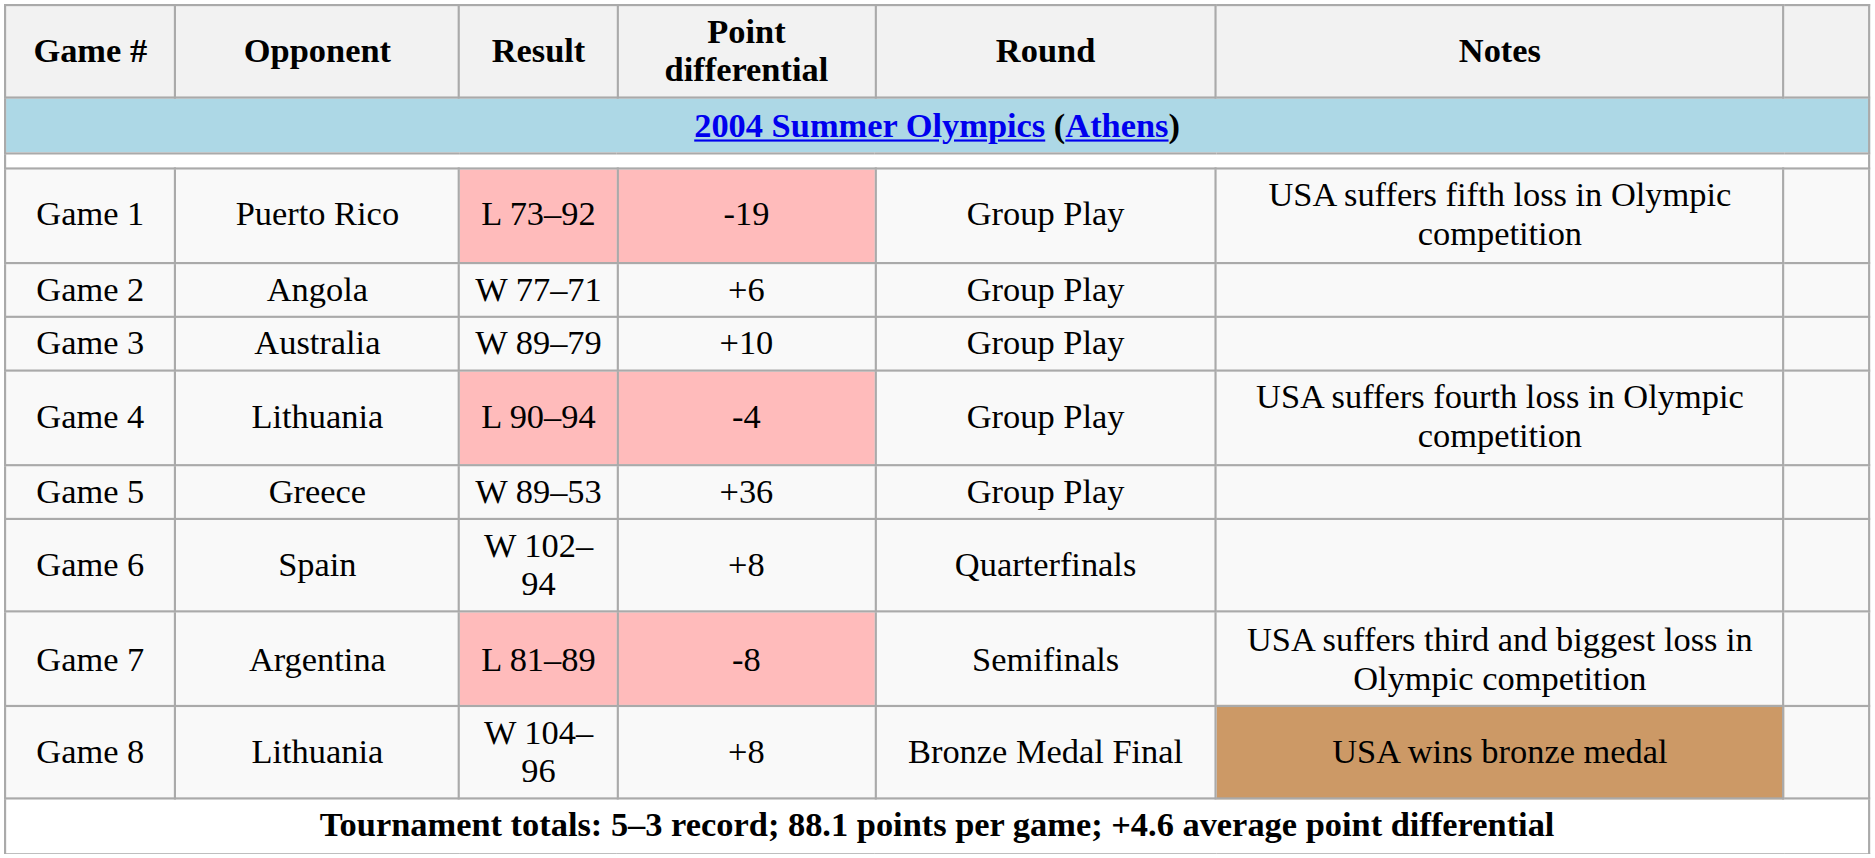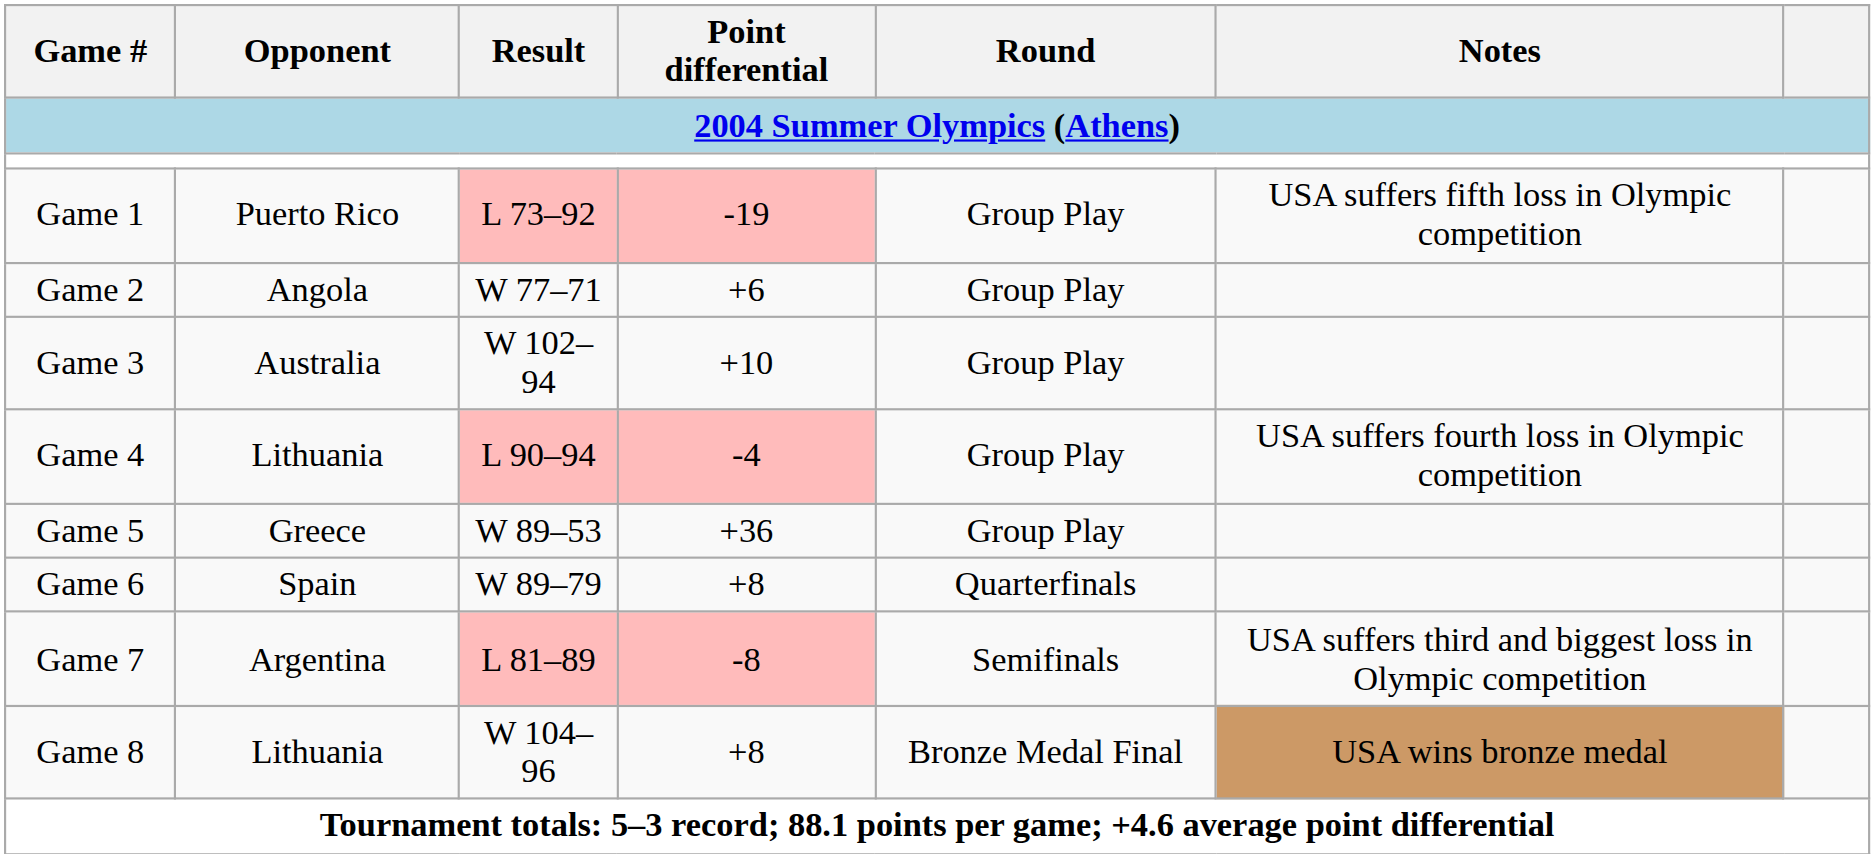(539, 343) W 89–79 -> (539, 362) W 102–94
(539, 564) W 102–94 -> (539, 584) W 89–79
